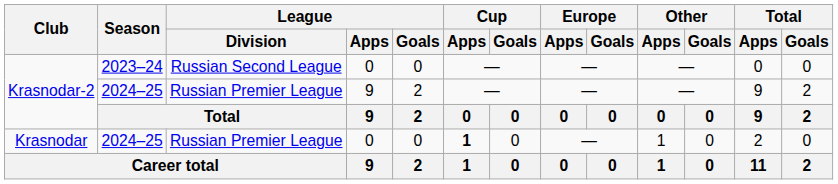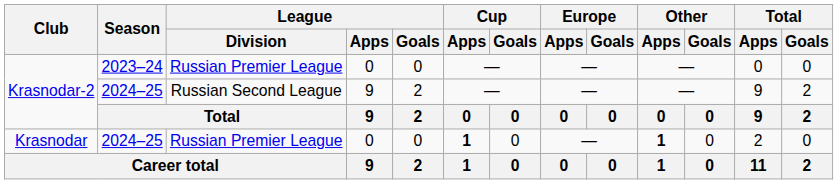(256, 66) Russian Second League -> (256, 66) Russian Premier League
(256, 91) Russian Premier League -> (256, 91) Russian Second League
(661, 141) normal -> (661, 141) bold
